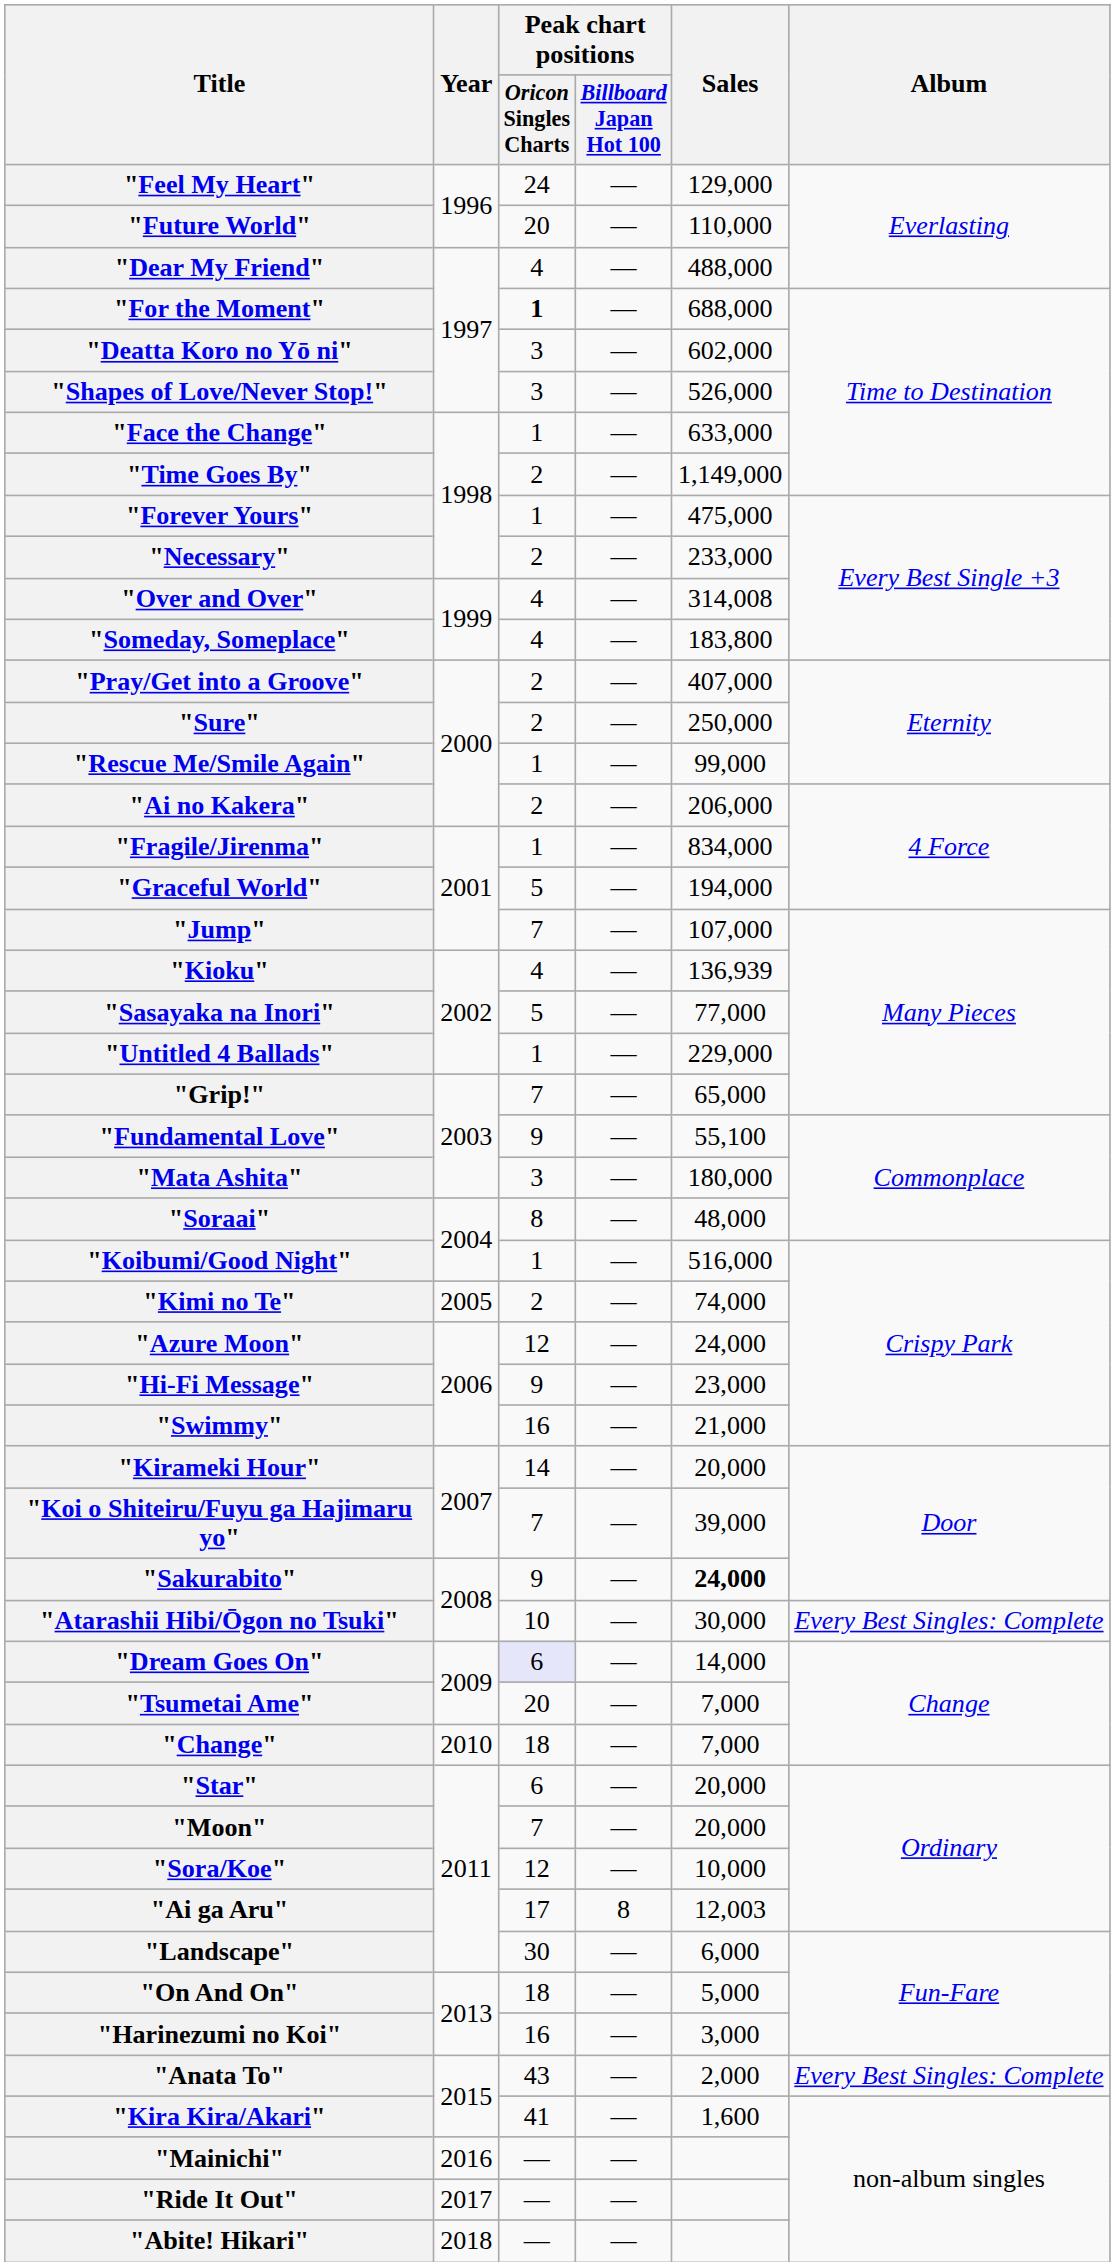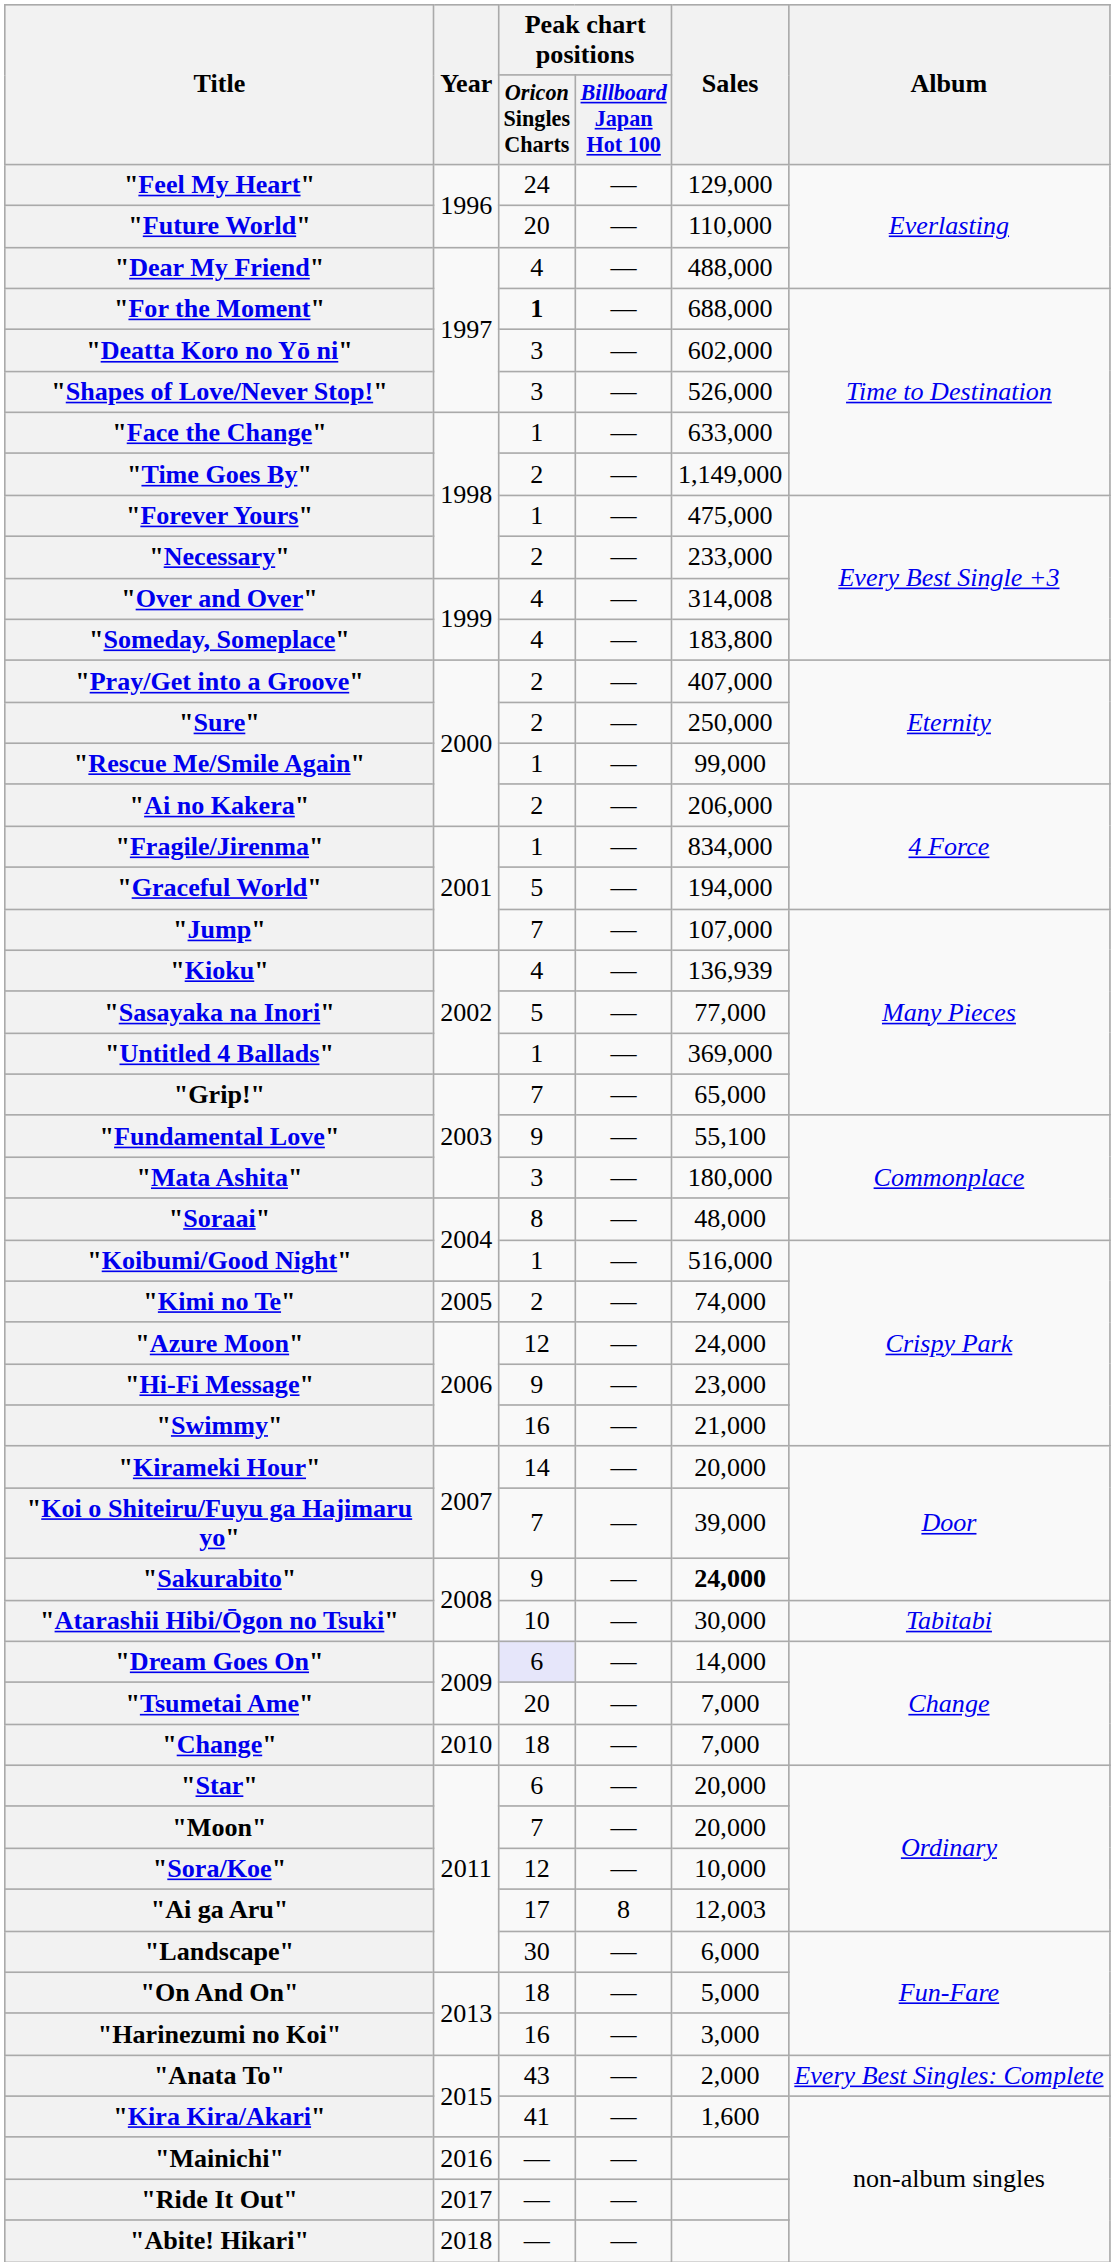(730, 1053) 229,000 -> (730, 1053) 369,000
(949, 1620) Every Best Singles: Complete -> (949, 1620) Tabitabi
